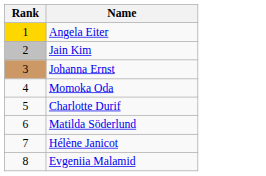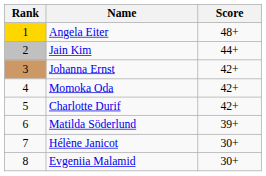+ column: (230, 13)
